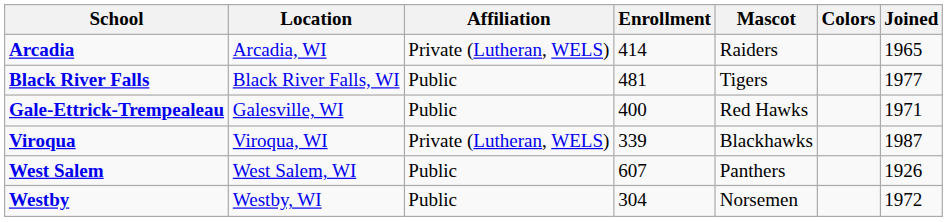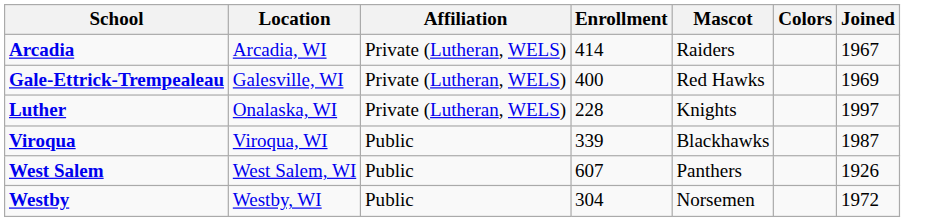(903, 49) 1965 -> (860, 49) 1967
- row: (79, 79)
(433, 110) Public -> (466, 79) Private (Lutheran, WELS)
(903, 110) 1971 -> (860, 79) 1969
+ row: (38, 110)
(509, 140) Private (Lutheran, WELS) -> (389, 140) Public
